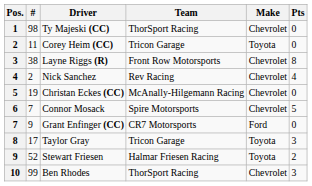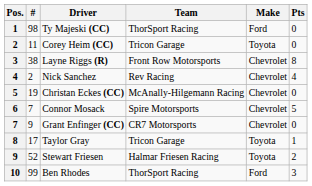(268, 28) Chevrolet -> (258, 28) Ford
(258, 124) Ford -> (268, 124) Chevrolet
(294, 141) 3 -> (294, 141) 1
(268, 173) Chevrolet -> (258, 173) Ford
